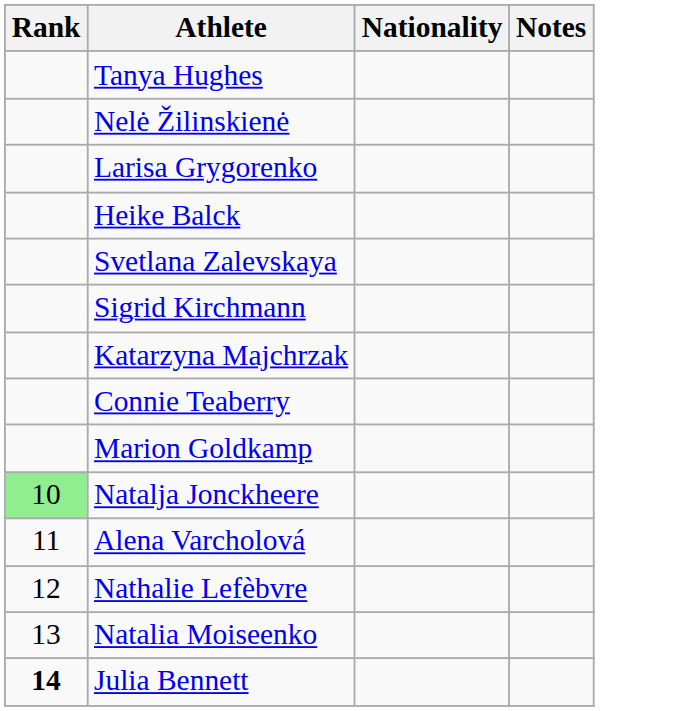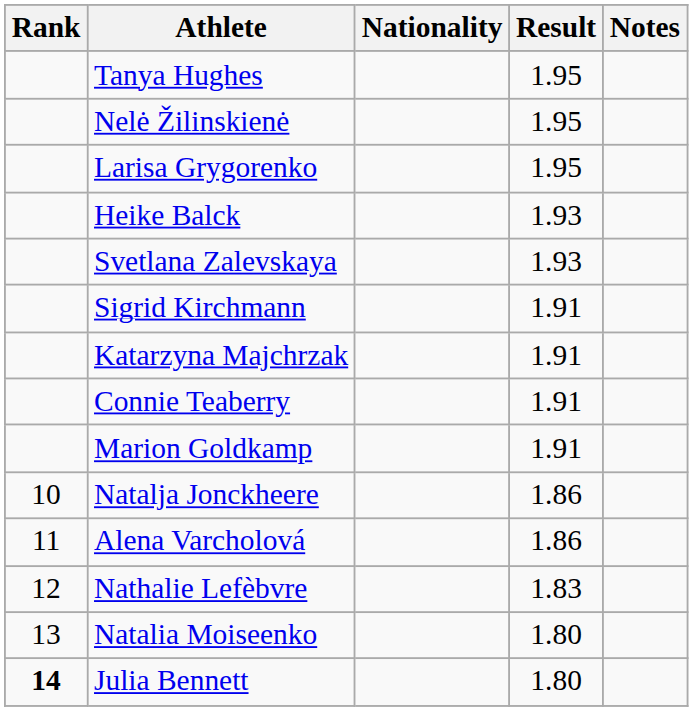+ column: (556, 27)
(46, 494) lightgreen background -> (46, 494) no background
